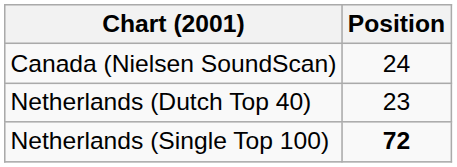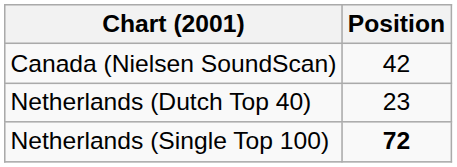(396, 63) 24 -> (396, 63) 42
